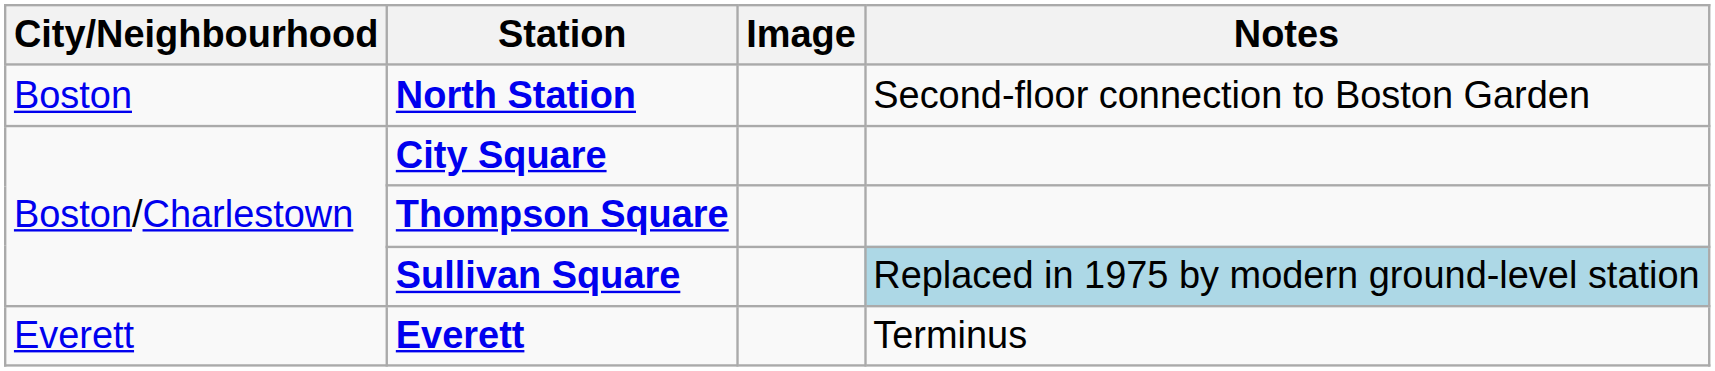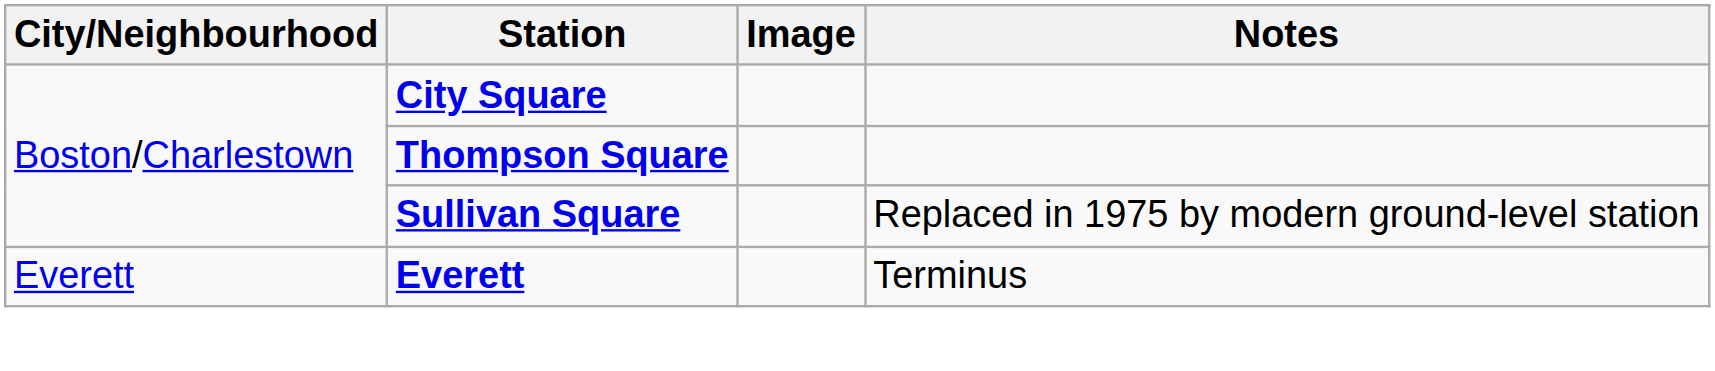- row: (516, 94)
(1286, 275) lightblue background -> (1286, 214) no background
